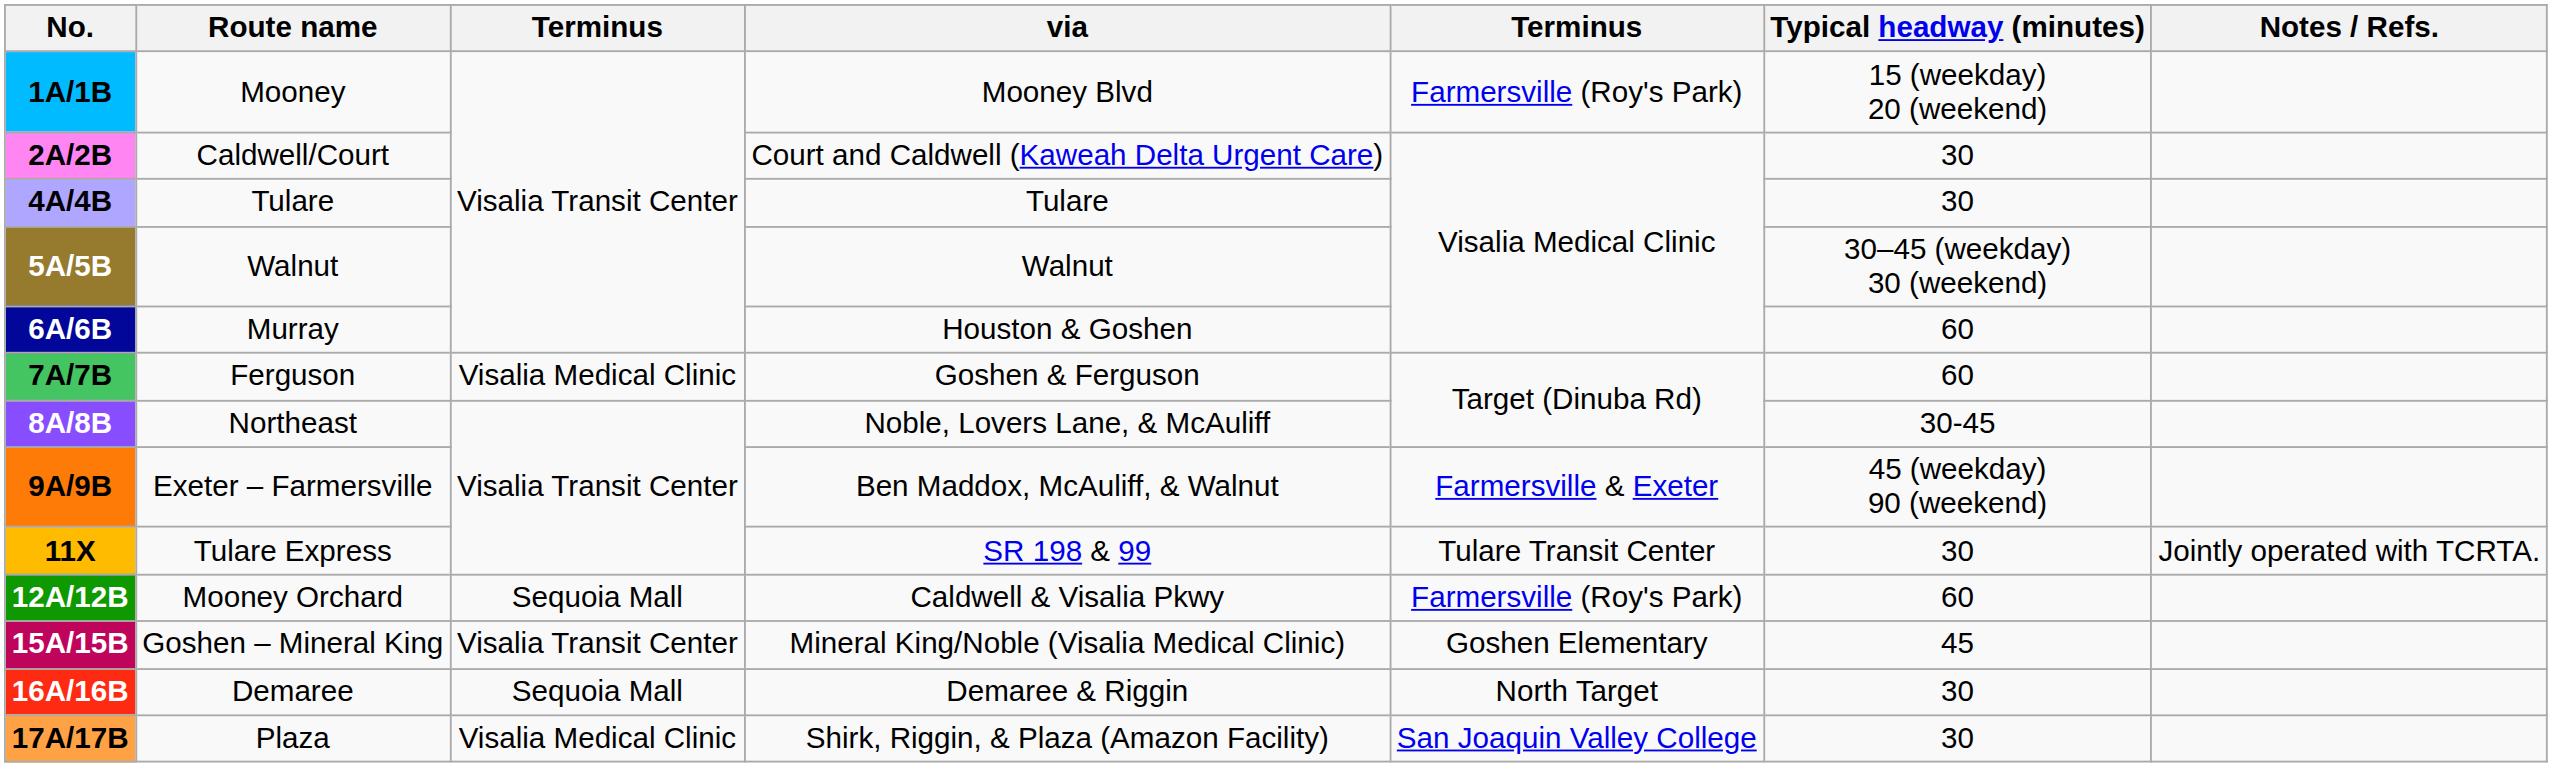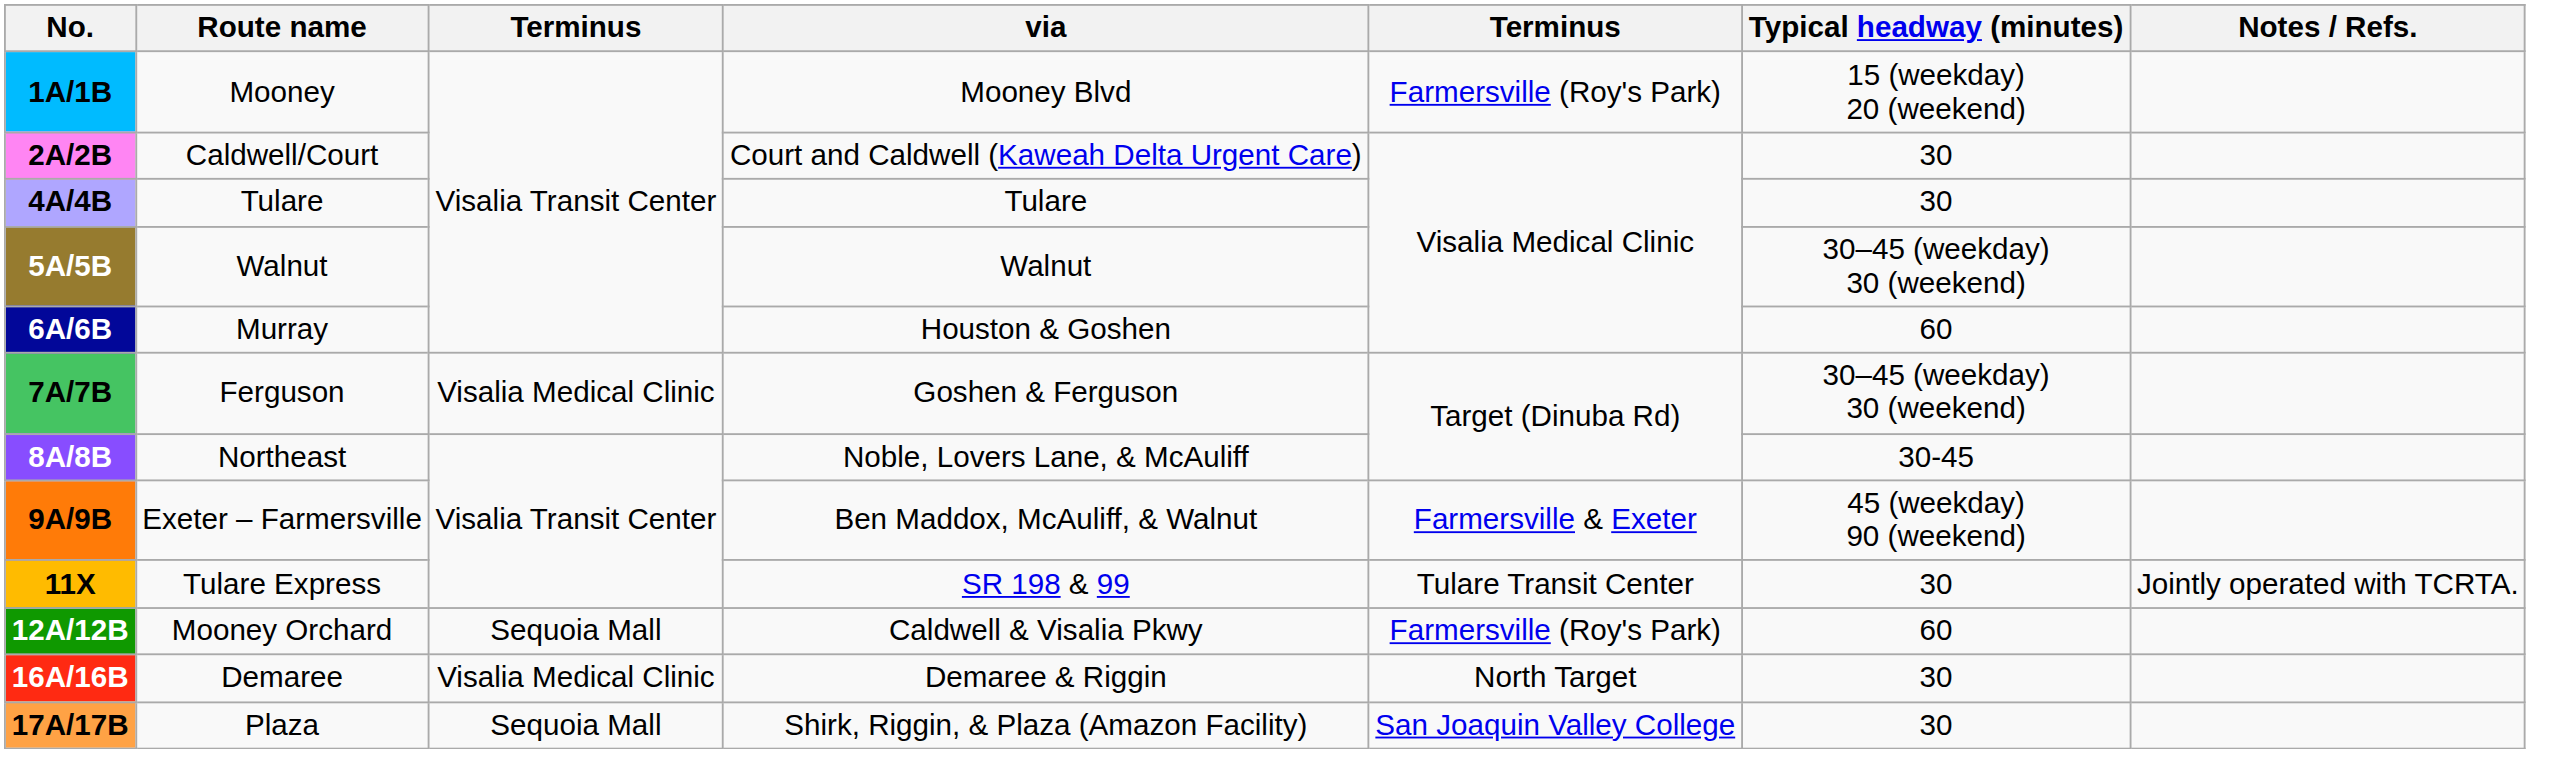(1958, 376) 60 -> (1936, 392) 30–45 (weekday) 30 (weekend)
- row: (70, 644)
(597, 691) Sequoia Mall -> (576, 677) Visalia Medical Clinic
(597, 738) Visalia Medical Clinic -> (576, 724) Sequoia Mall
